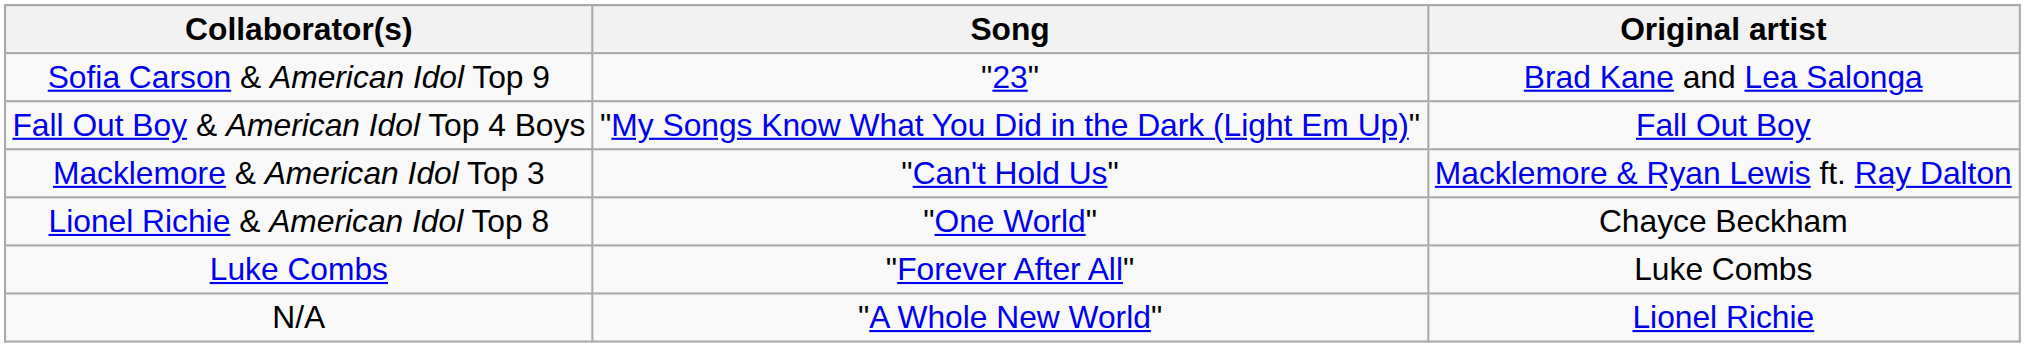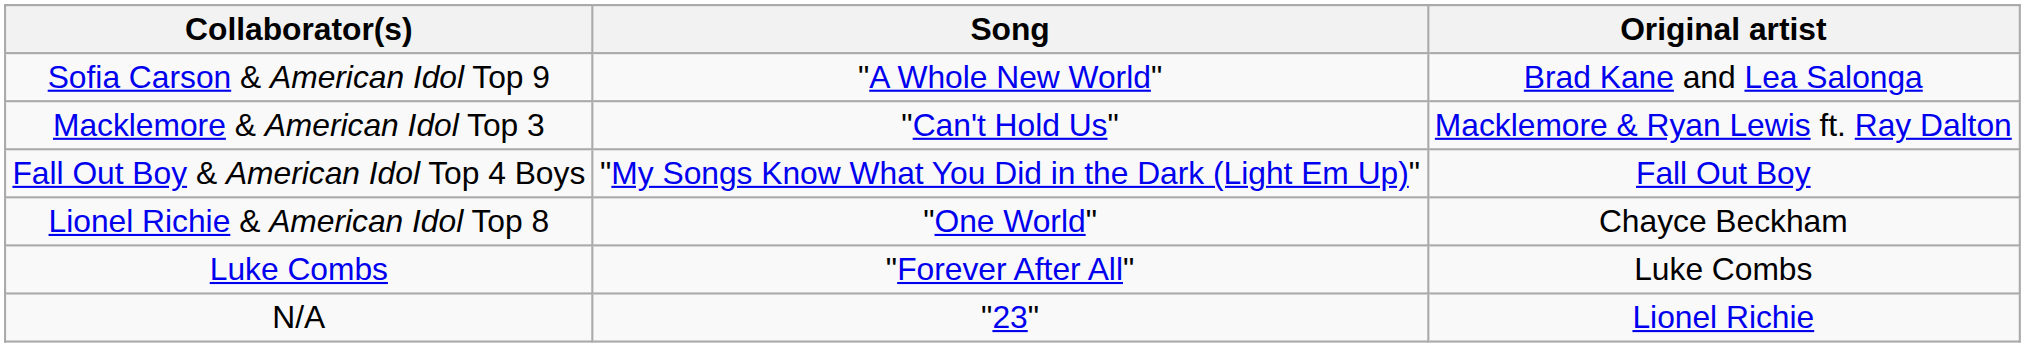(1010, 76) "23" -> (1010, 76) "A Whole New World"
rows swapped: (299, 173) <-> (299, 125)
(1010, 317) "A Whole New World" -> (1010, 317) "23"
